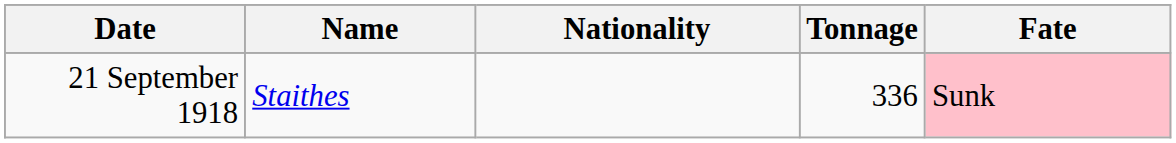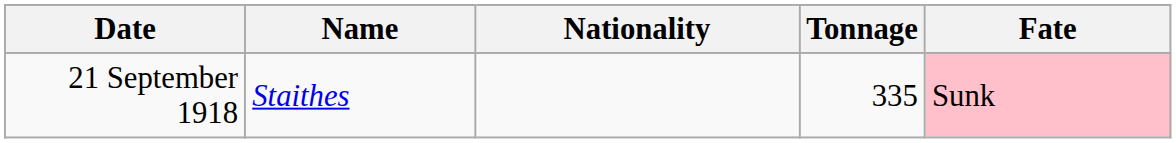(895, 94) 336 -> (895, 94) 335
